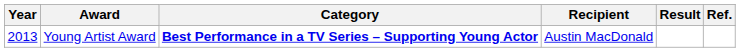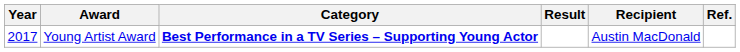columns swapped: (599, 15) <-> (680, 15)
(22, 36) 2013 -> (22, 36) 2017
